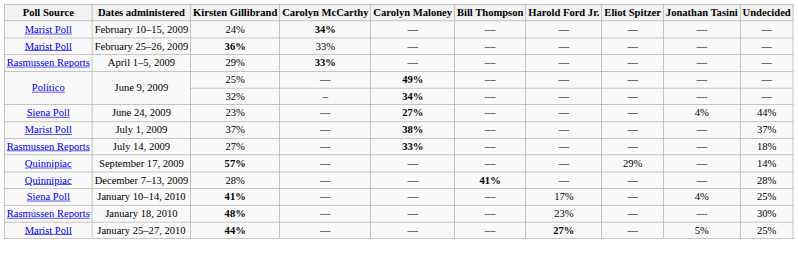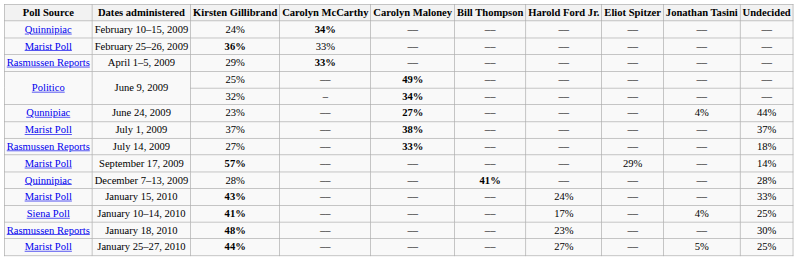(48, 29) Marist Poll -> (48, 29) Quinnipiac
(48, 113) Siena Poll -> (48, 113) Qunnipiac
(48, 163) Quinnipiac -> (48, 163) Marist Poll
+ row: (141, 197)
(564, 230) bold -> (564, 247) normal
